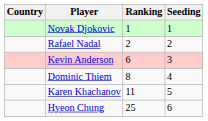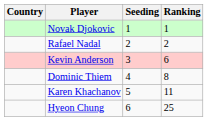columns swapped: (144, 12) <-> (184, 12)
